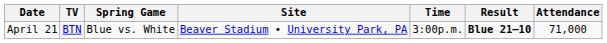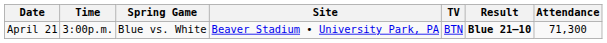columns swapped: (438, 13) <-> (72, 13)
(568, 30) 71,000 -> (568, 30) 71,300
